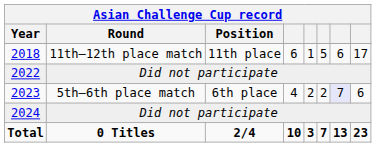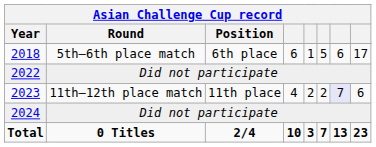(126, 54) 11th–12th place match -> (126, 54) 5th–6th place match
(245, 54) 11th place -> (245, 54) 6th place
(126, 93) 5th–6th place match -> (126, 93) 11th–12th place match
(245, 93) 6th place -> (245, 93) 11th place
